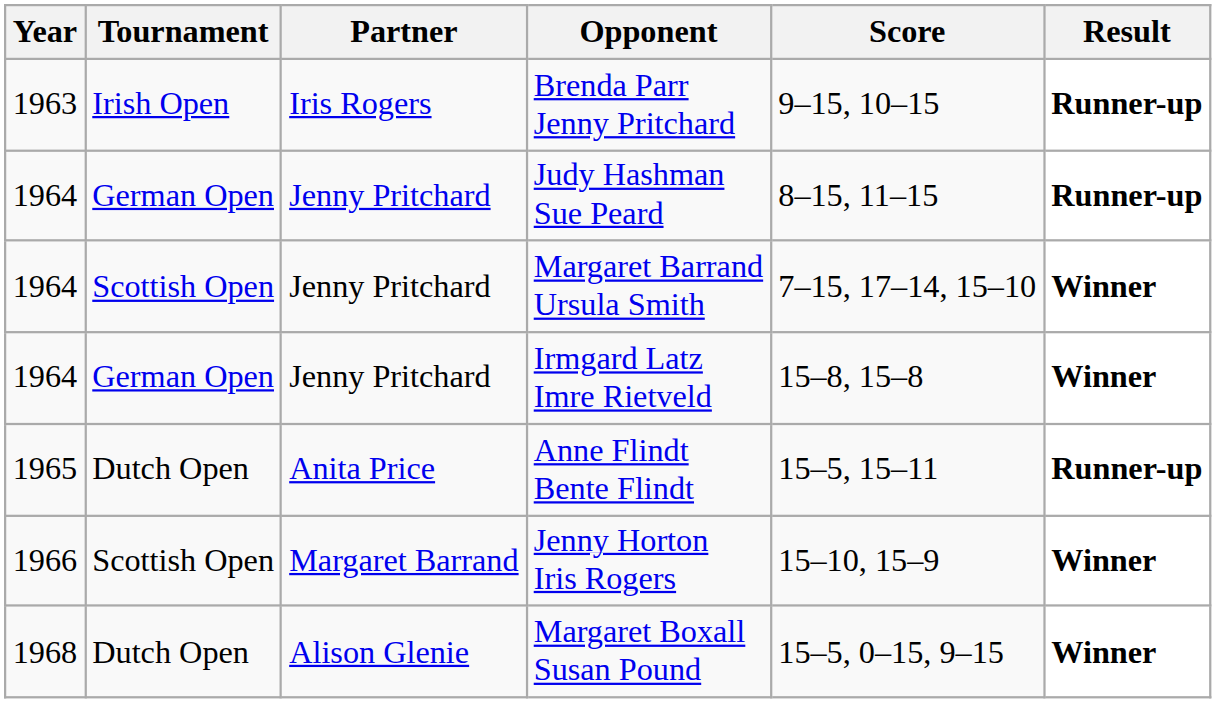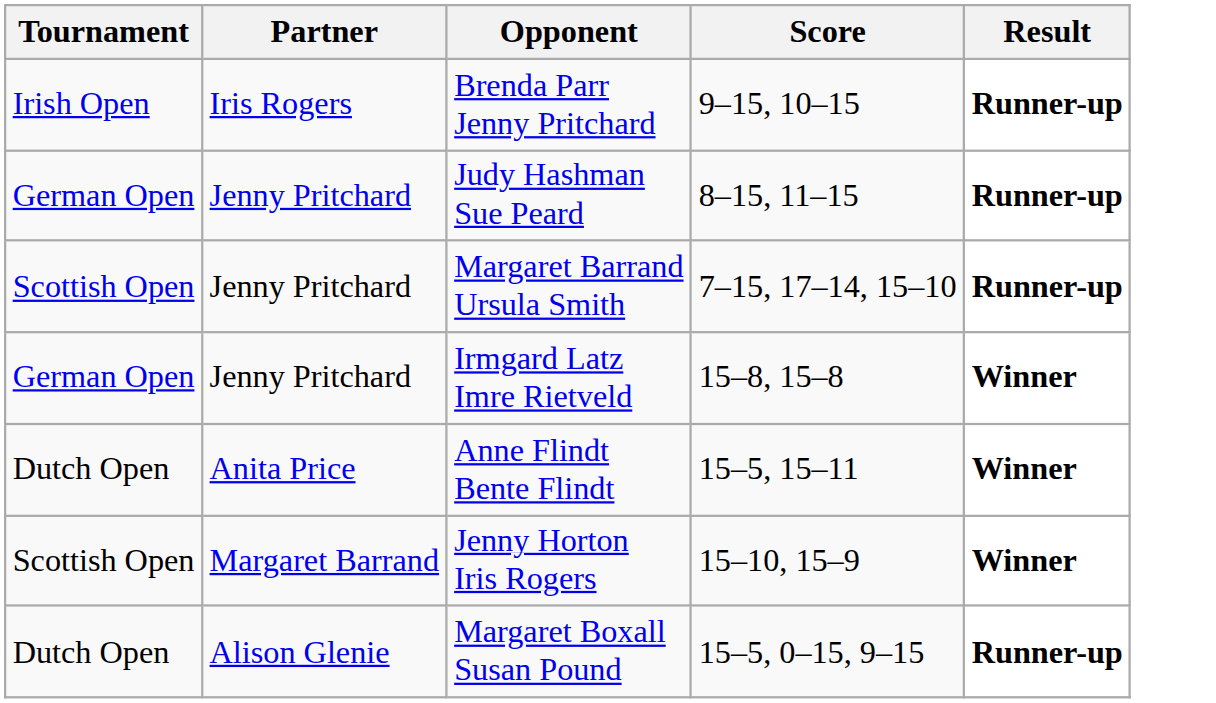- column: (45, 31)
(1104, 286) Winner -> (1047, 286) Runner-up
(1127, 468) Runner-up -> (1024, 468) Winner
(1104, 651) Winner -> (1047, 651) Runner-up
